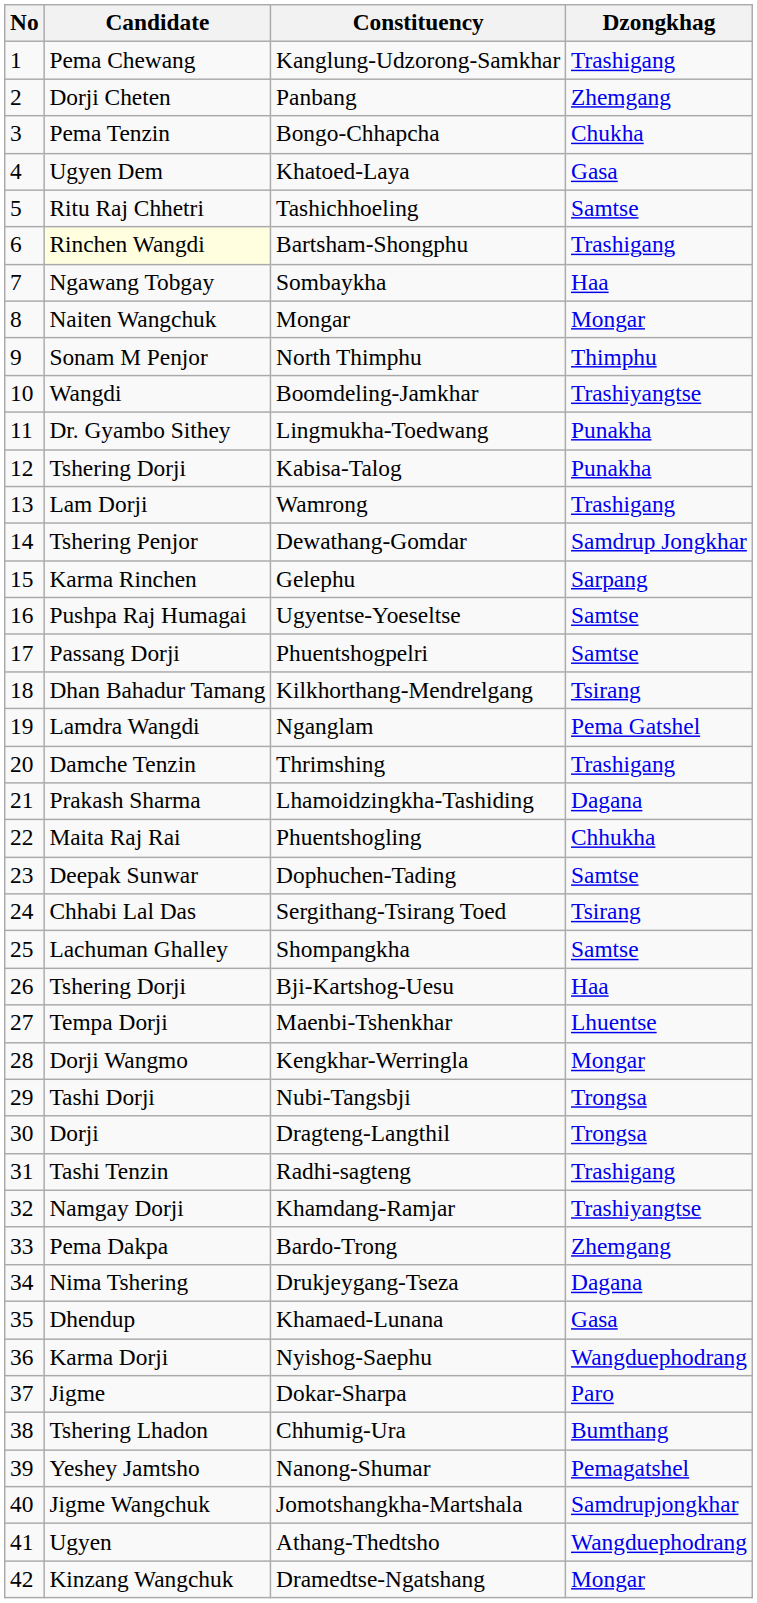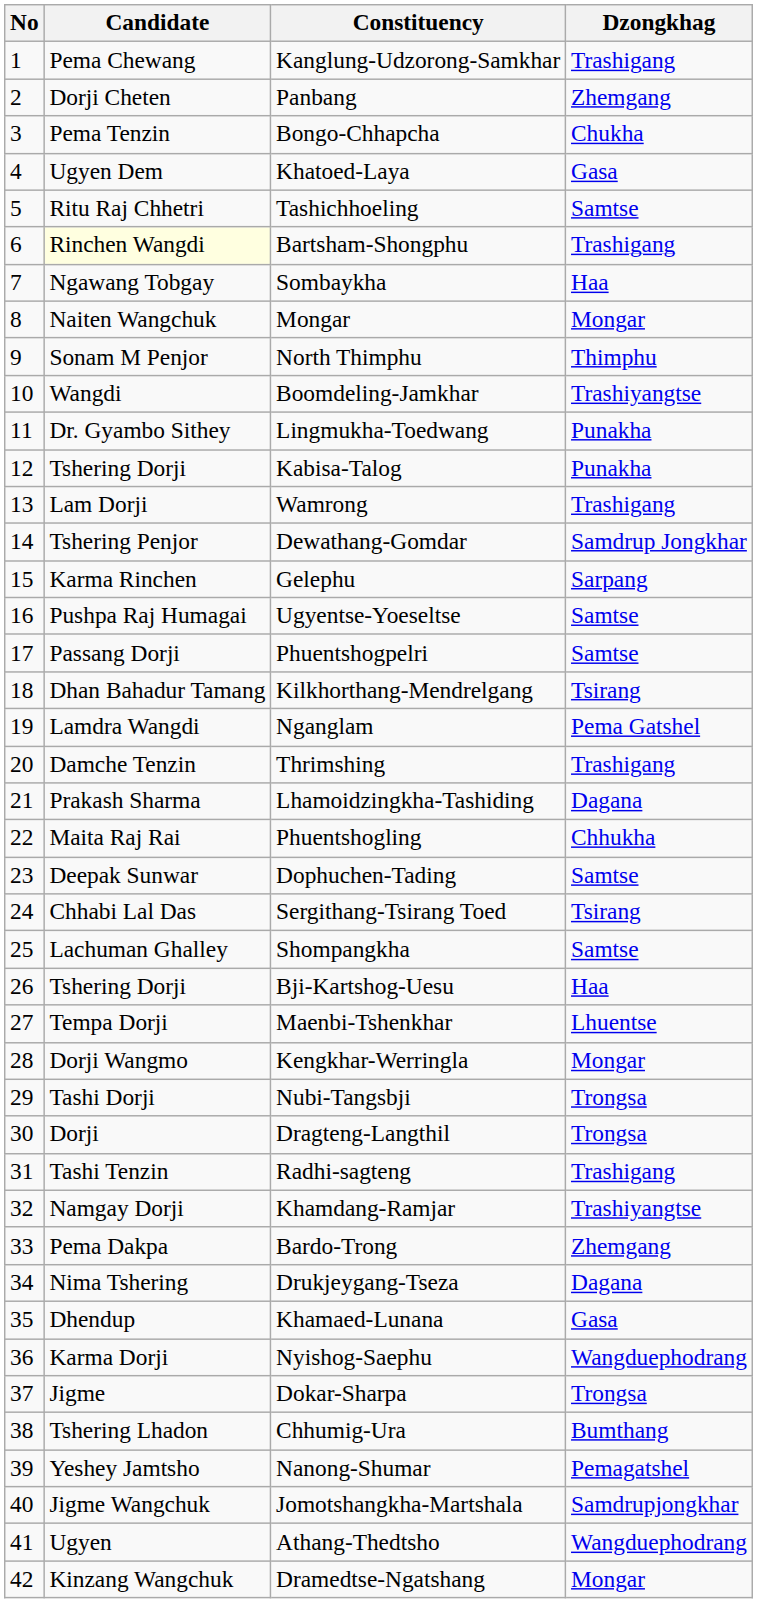(592, 1393) Paro -> (609, 1393) Trongsa
